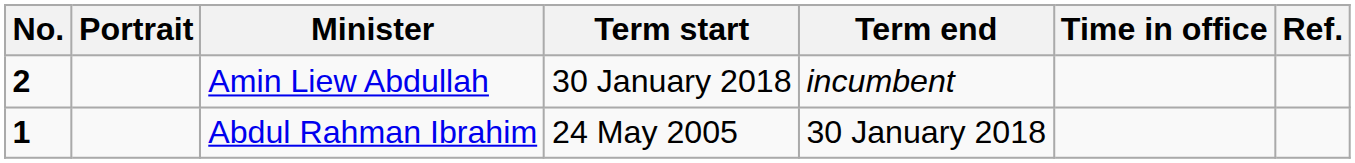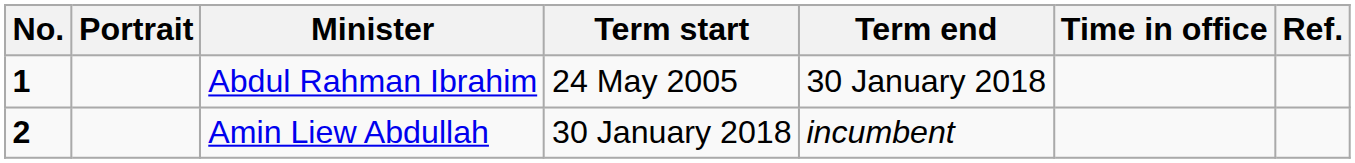rows swapped: (373, 132) <-> (349, 81)
